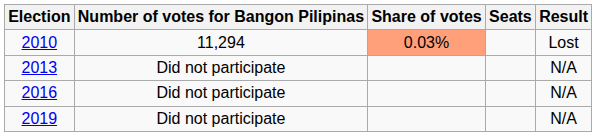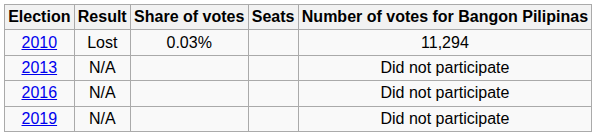columns swapped: (221, 17) <-> (564, 17)
(427, 42) lightsalmon background -> (189, 42) no background
